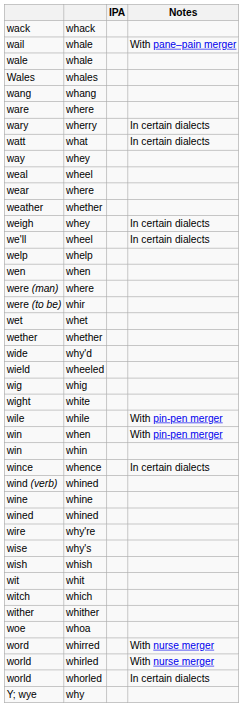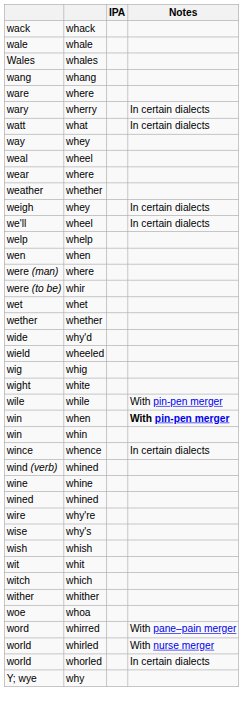- row: (16, 45)
(176, 434) normal -> (180, 418) bold
(172, 645) With nurse merger -> (183, 629) With pane–pain merger
